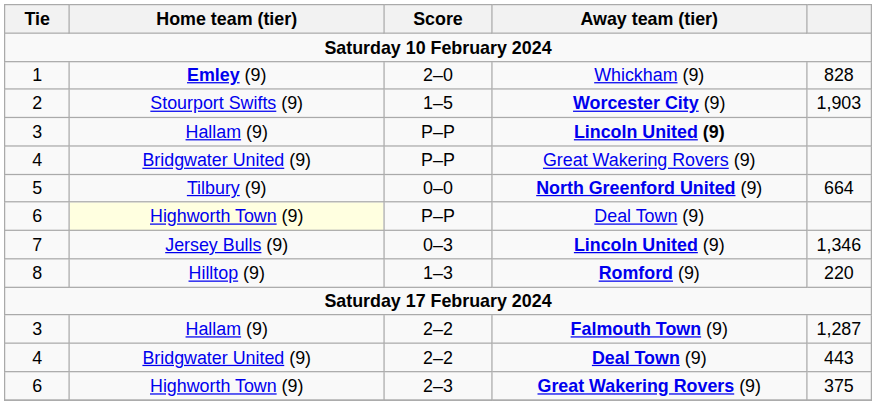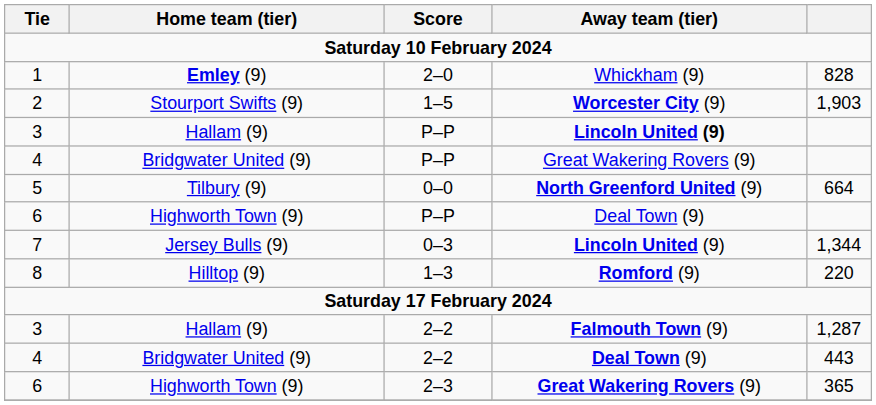(227, 217) lightyellow background -> (227, 217) no background
(839, 245) 1,346 -> (839, 245) 1,344
(839, 386) 375 -> (839, 386) 365
